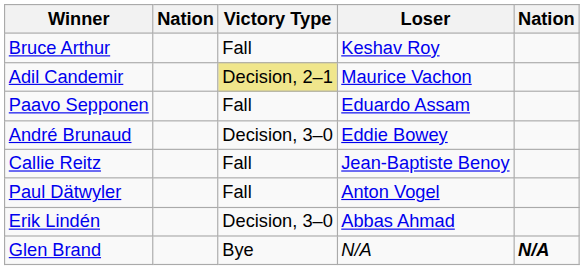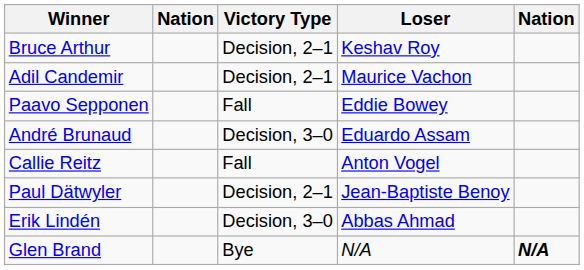(237, 47) Fall -> (278, 47) Decision, 2–1
(278, 76) khaki background -> (278, 76) no background
(406, 105) Eduardo Assam -> (394, 105) Eddie Bowey
(394, 134) Eddie Bowey -> (406, 134) Eduardo Assam
(425, 163) Jean-Baptiste Benoy -> (390, 163) Anton Vogel
(237, 192) Fall -> (278, 192) Decision, 2–1
(390, 192) Anton Vogel -> (425, 192) Jean-Baptiste Benoy
